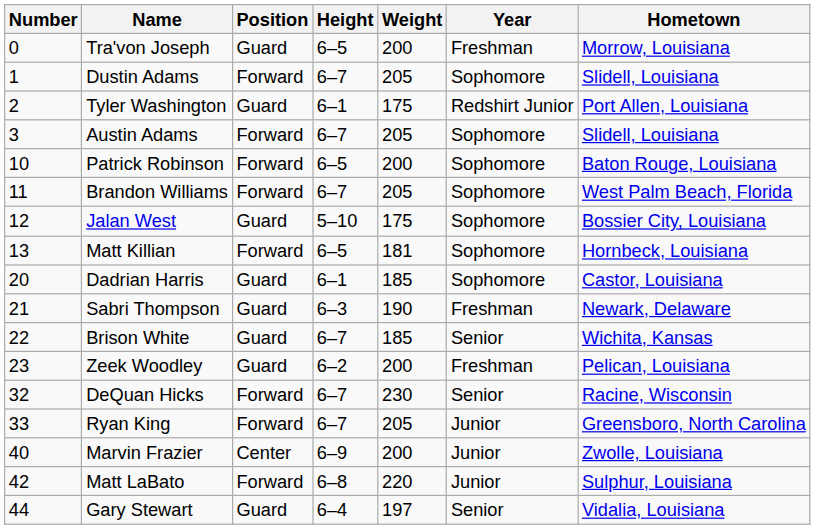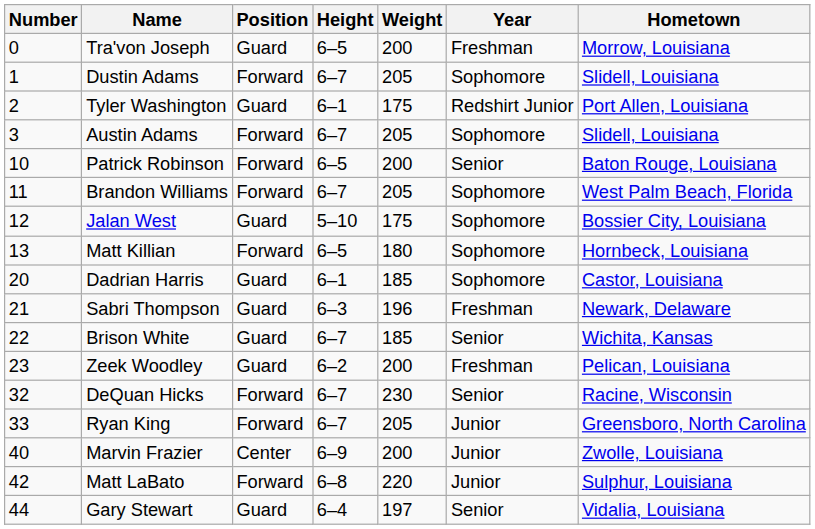(498, 164) Sophomore -> (477, 164) Senior
(397, 250) 181 -> (397, 250) 180
(397, 308) 190 -> (397, 308) 196
